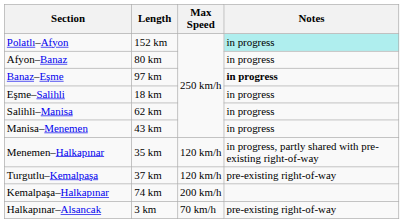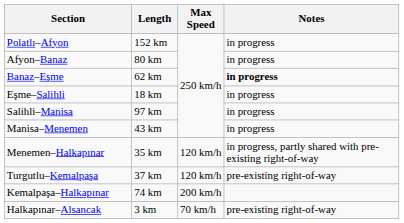(251, 42) paleturquoise background -> (251, 42) no background
(148, 77) 97 km -> (148, 77) 62 km
(148, 111) 62 km -> (148, 111) 97 km
